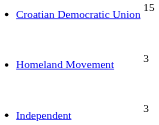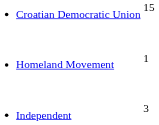(149, 58) 3 -> (149, 58) 1
